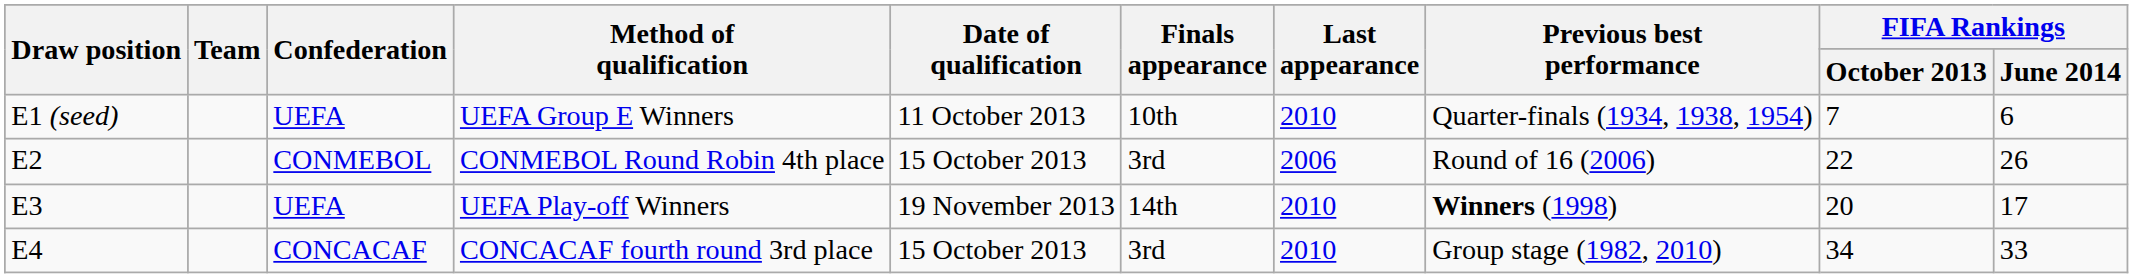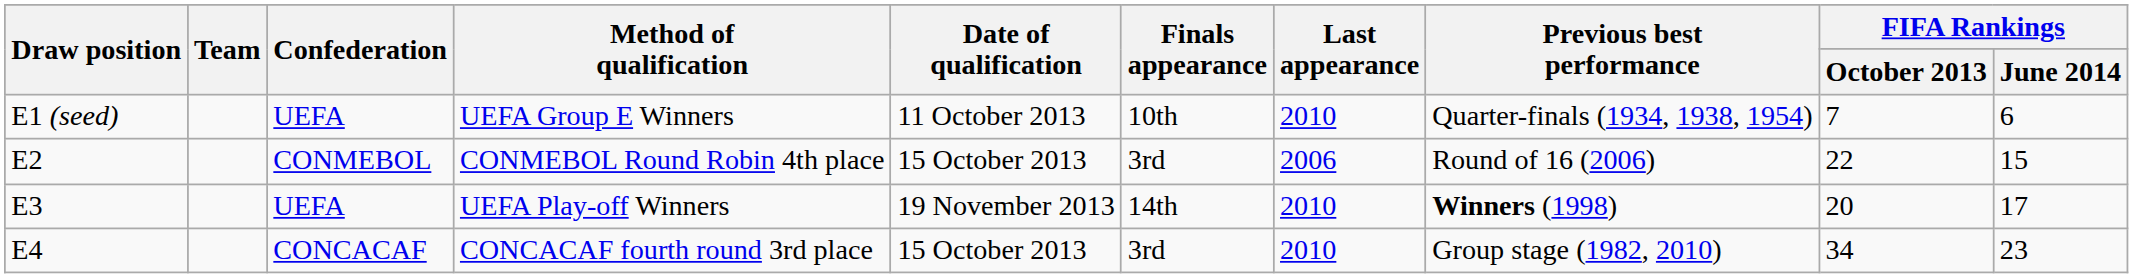(2014, 160) 26 -> (2014, 160) 15
(2014, 250) 33 -> (2014, 250) 23
